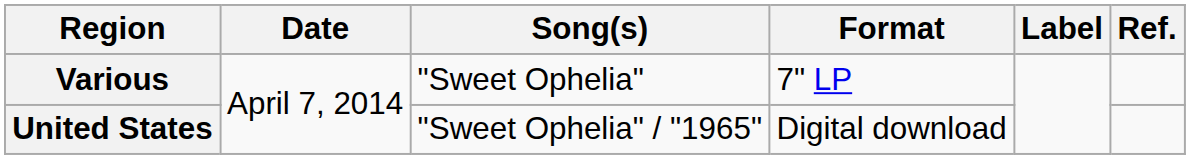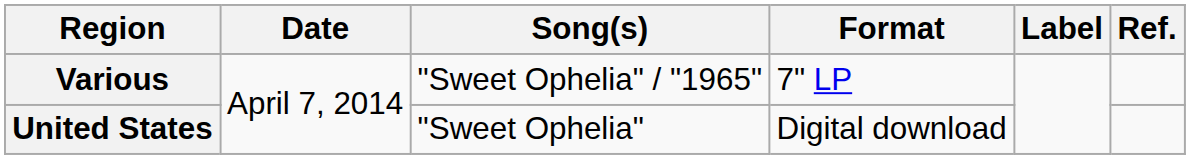(531, 79) "Sweet Ophelia" -> (590, 79) "Sweet Ophelia" / "1965"
(590, 128) "Sweet Ophelia" / "1965" -> (531, 128) "Sweet Ophelia"
